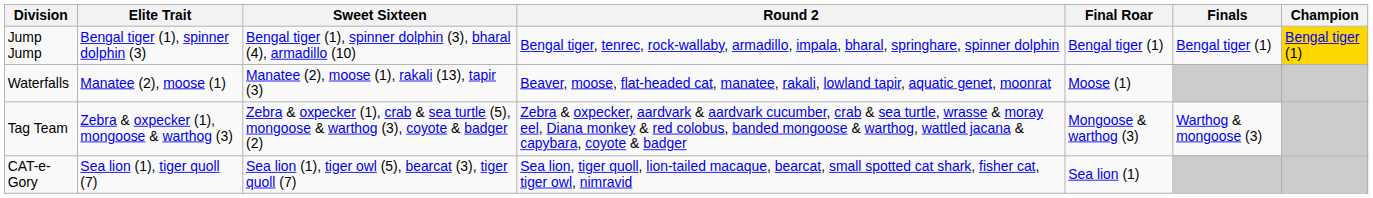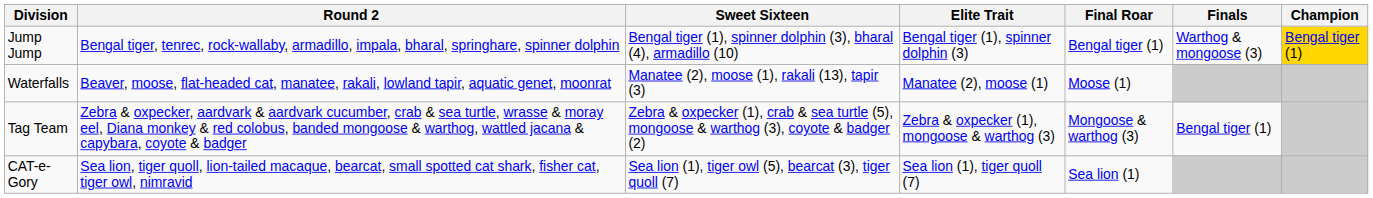columns swapped: (791, 15) <-> (160, 15)
(1224, 45) Bengal tiger (1) -> (1219, 45) Warthog & mongoose (3)
(1219, 128) Warthog & mongoose (3) -> (1224, 128) Bengal tiger (1)
